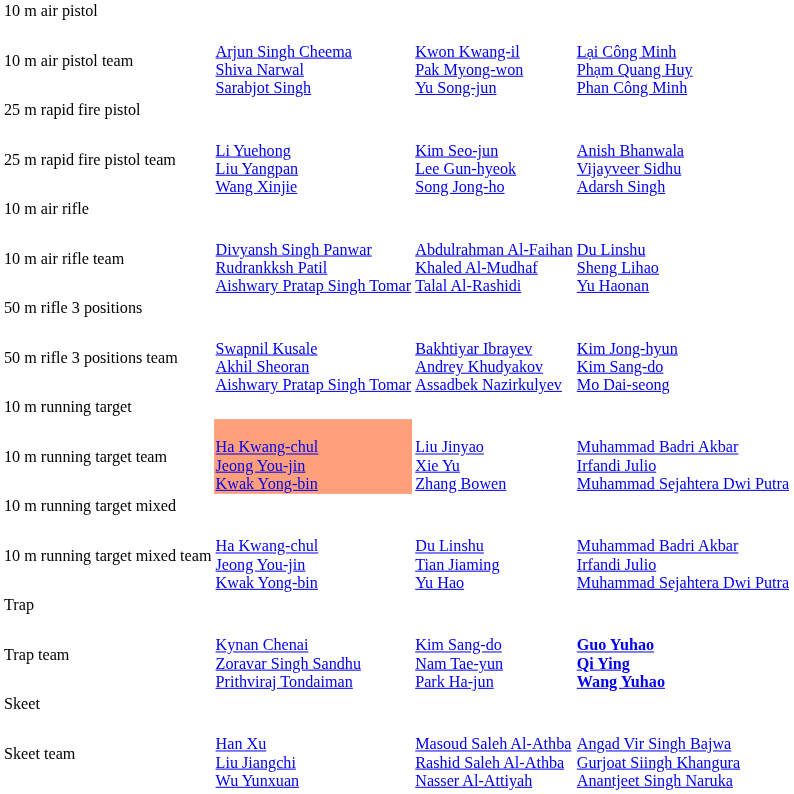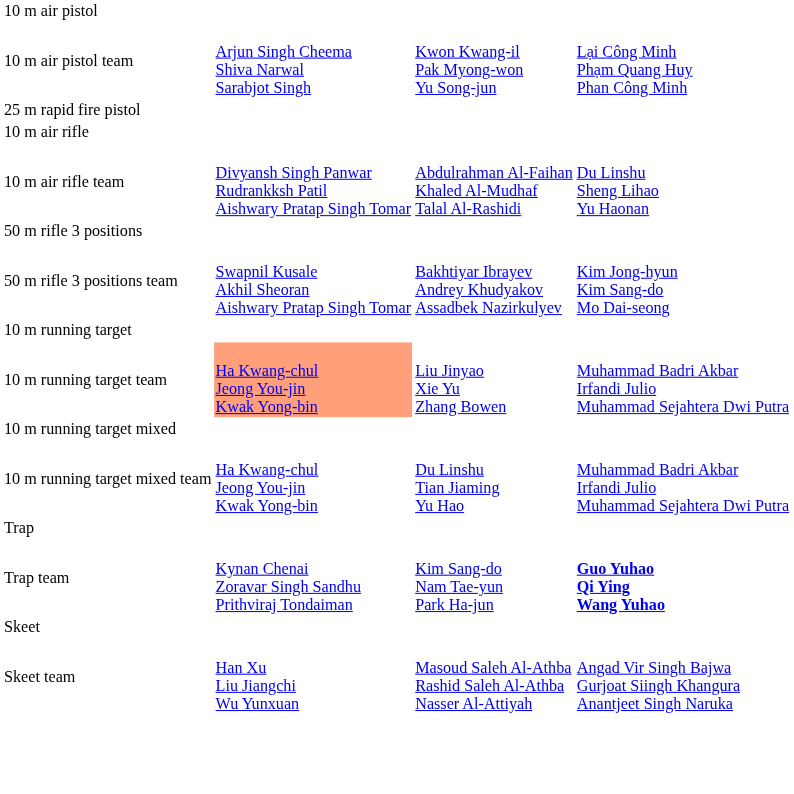- row: (90, 159)
